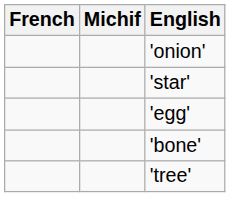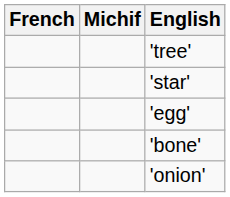rows swapped: (170, 176) <-> (178, 51)
